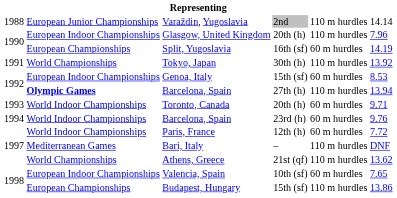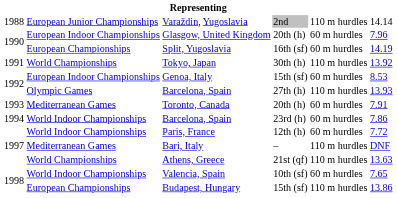(339, 35) 110 m hurdles -> (336, 35) 60 m hurdles
(61, 90) bold -> (59, 90) normal
(381, 90) 13.94 -> (381, 90) 13.93
(86, 104) World Indoor Championships -> (71, 104) Mediterranean Games
(379, 104) 9.71 -> (379, 104) 7.91
(379, 118) 9.76 -> (379, 118) 7.86
(381, 160) 13.62 -> (381, 160) 13.63
(93, 174) European Indoor Championships -> (86, 174) World Indoor Championships
